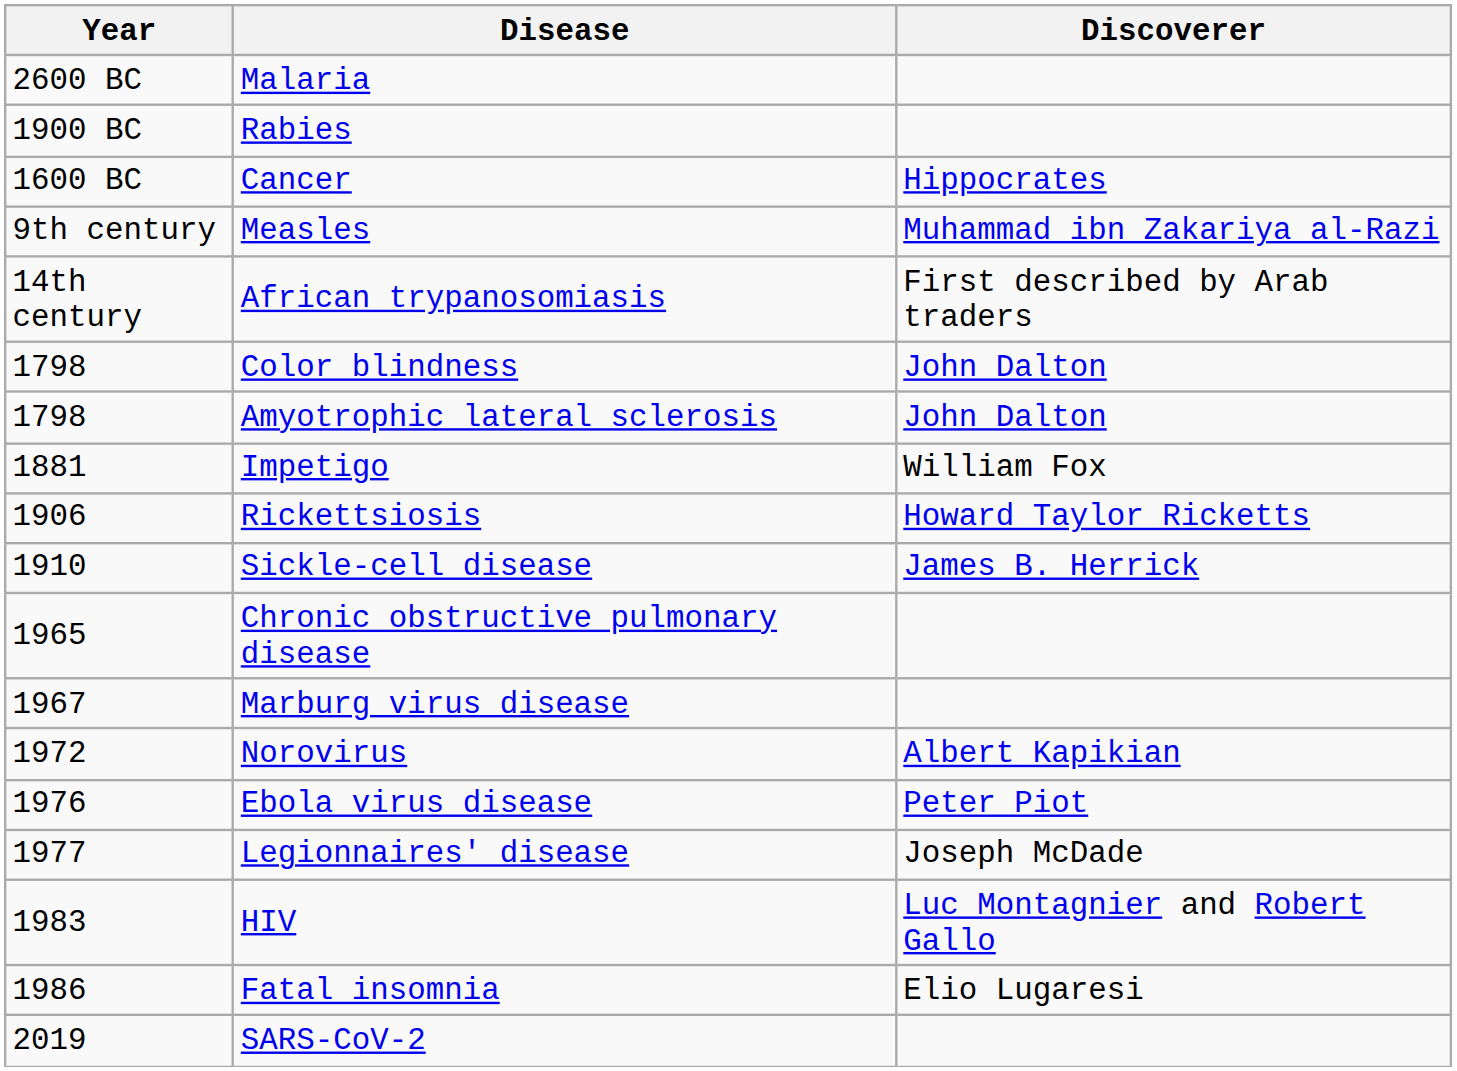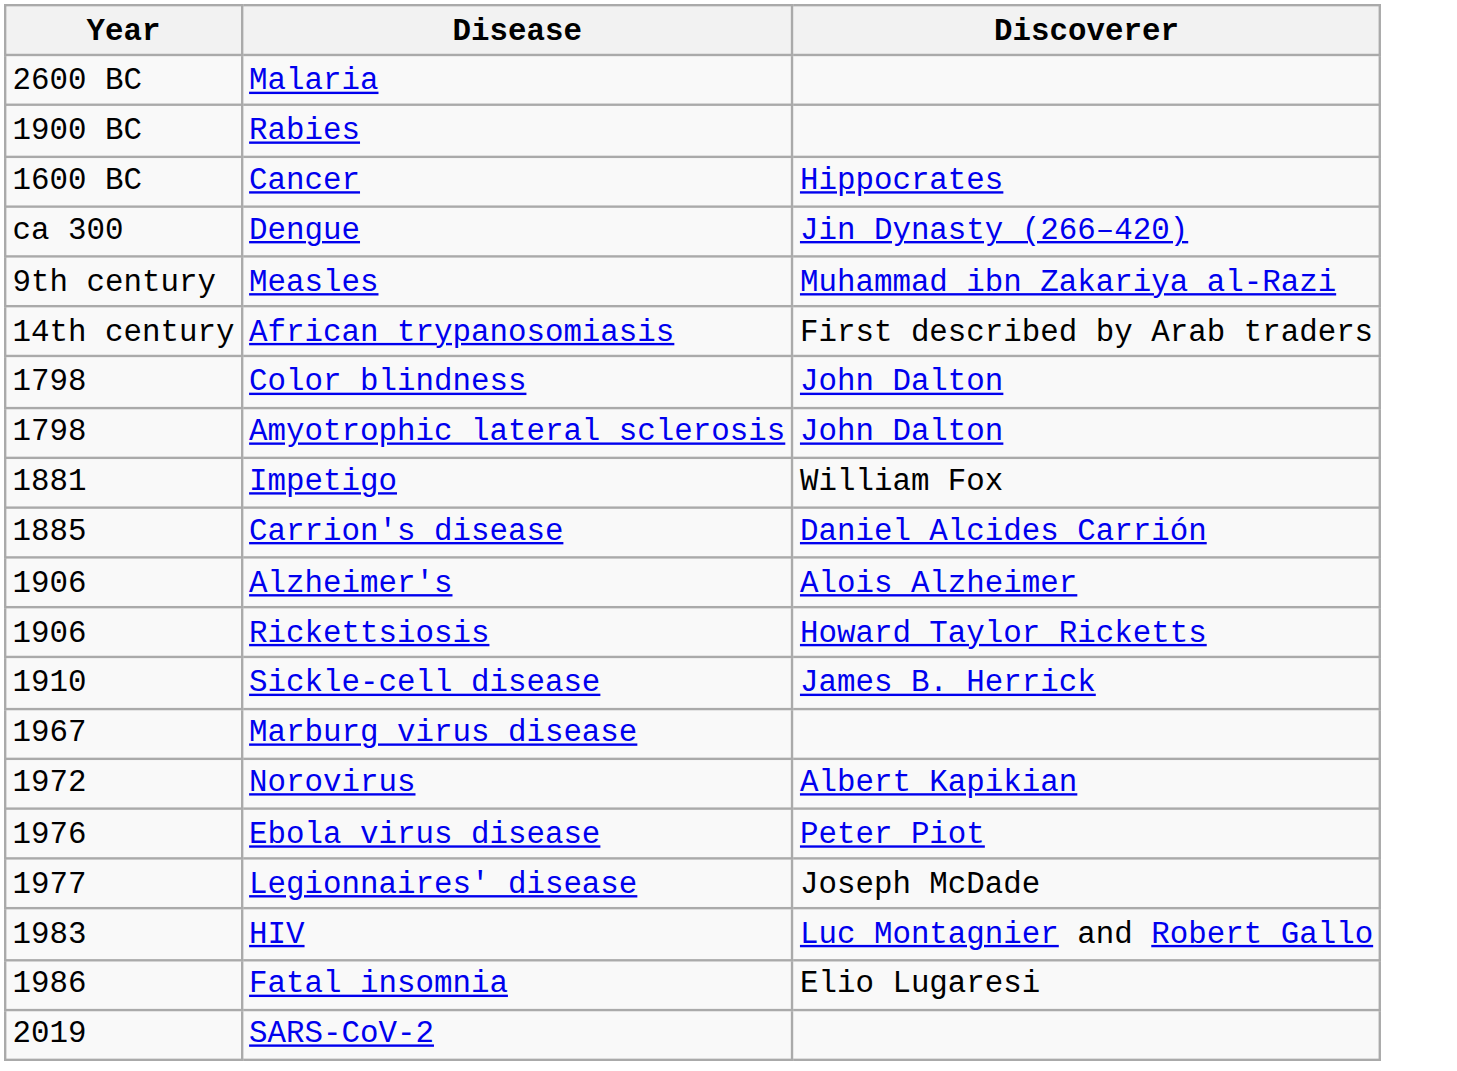+ row: (305, 231)
+ row: (406, 532)
+ row: (351, 583)
- row: (509, 636)
